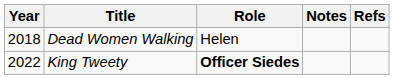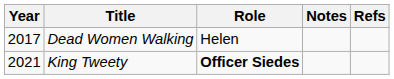(24, 39) 2018 -> (24, 39) 2017
(24, 62) 2022 -> (24, 62) 2021
